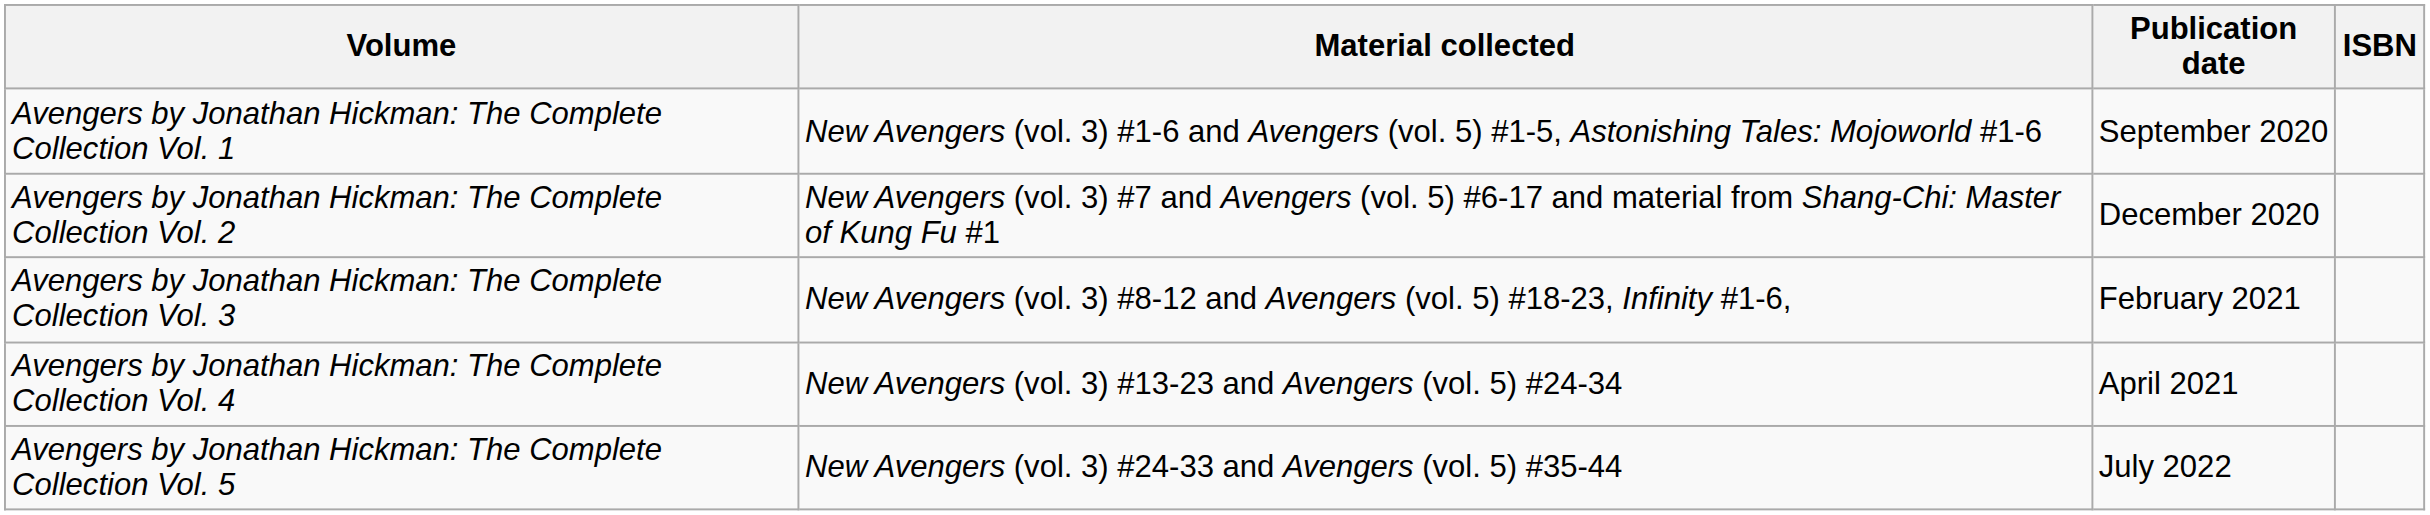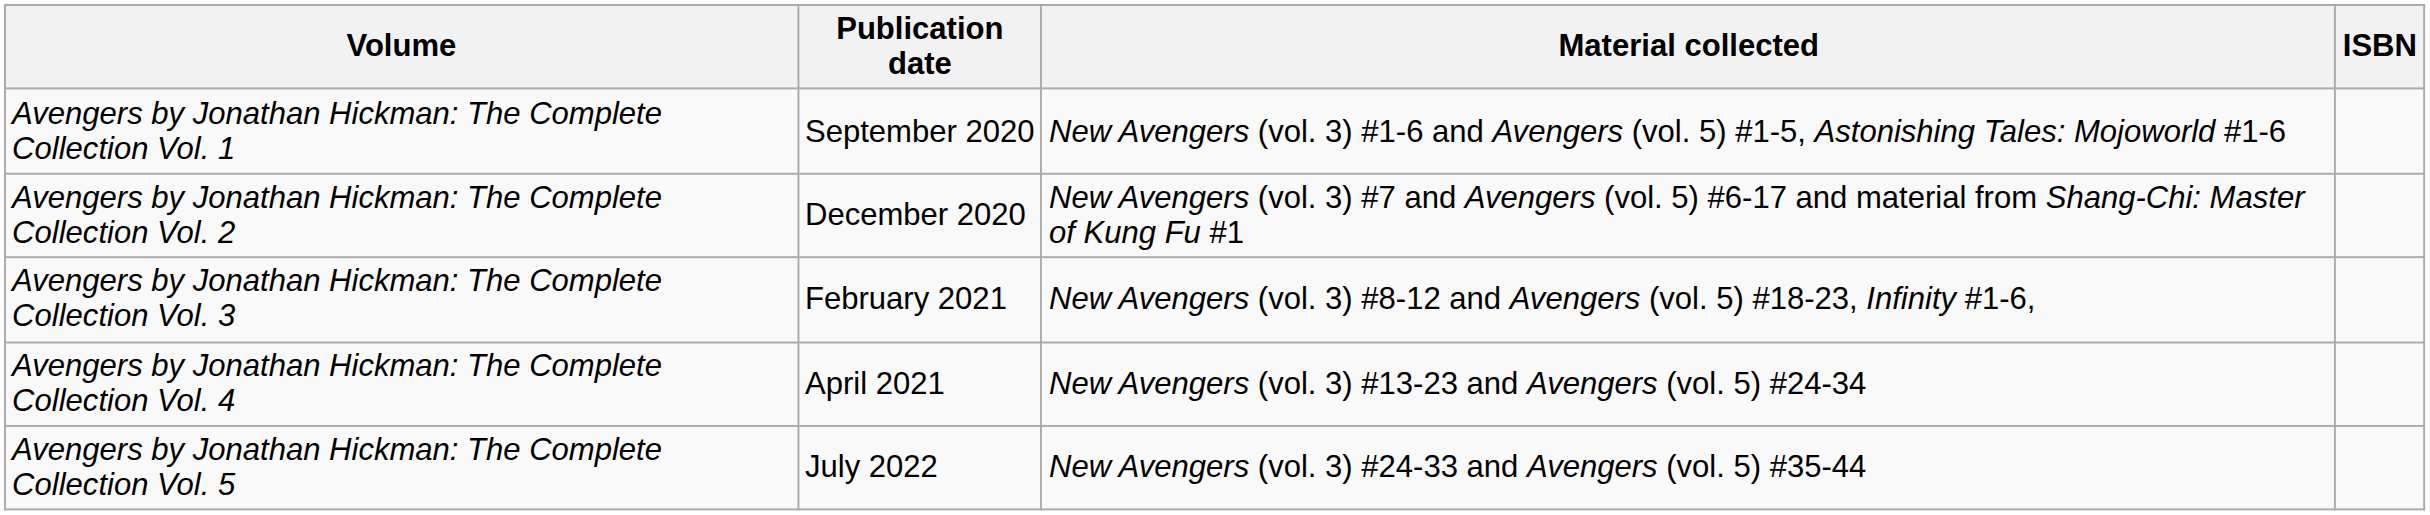columns swapped: (1445, 46) <-> (2214, 46)
